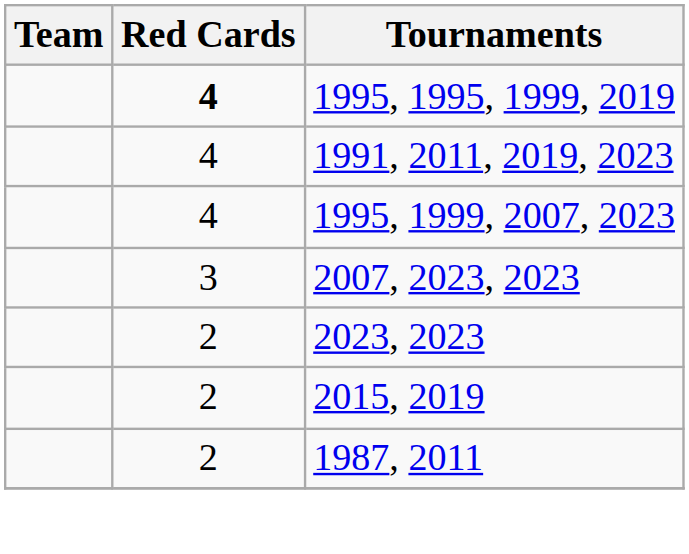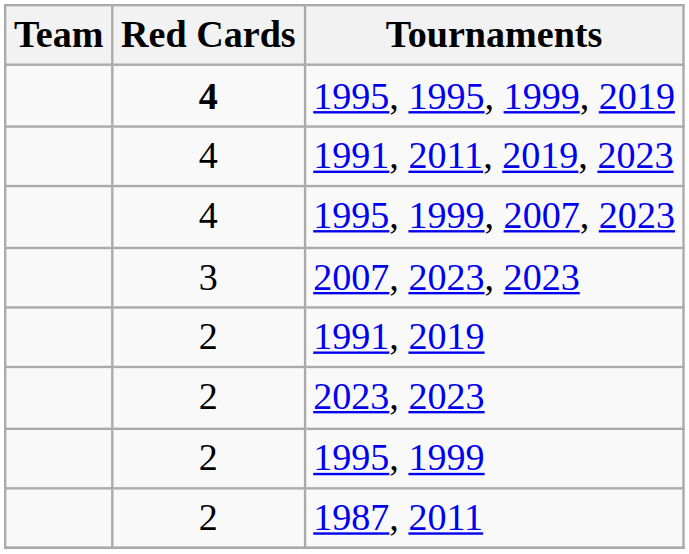+ row: (399, 336)
+ row: (399, 457)
- row: (399, 397)
